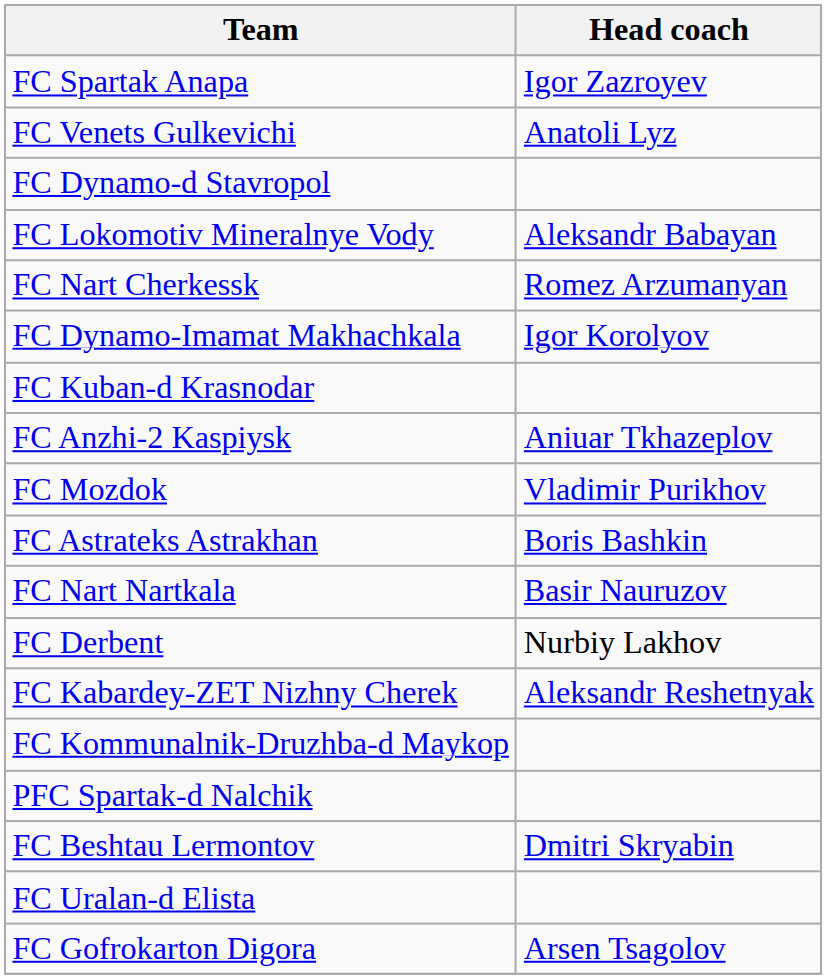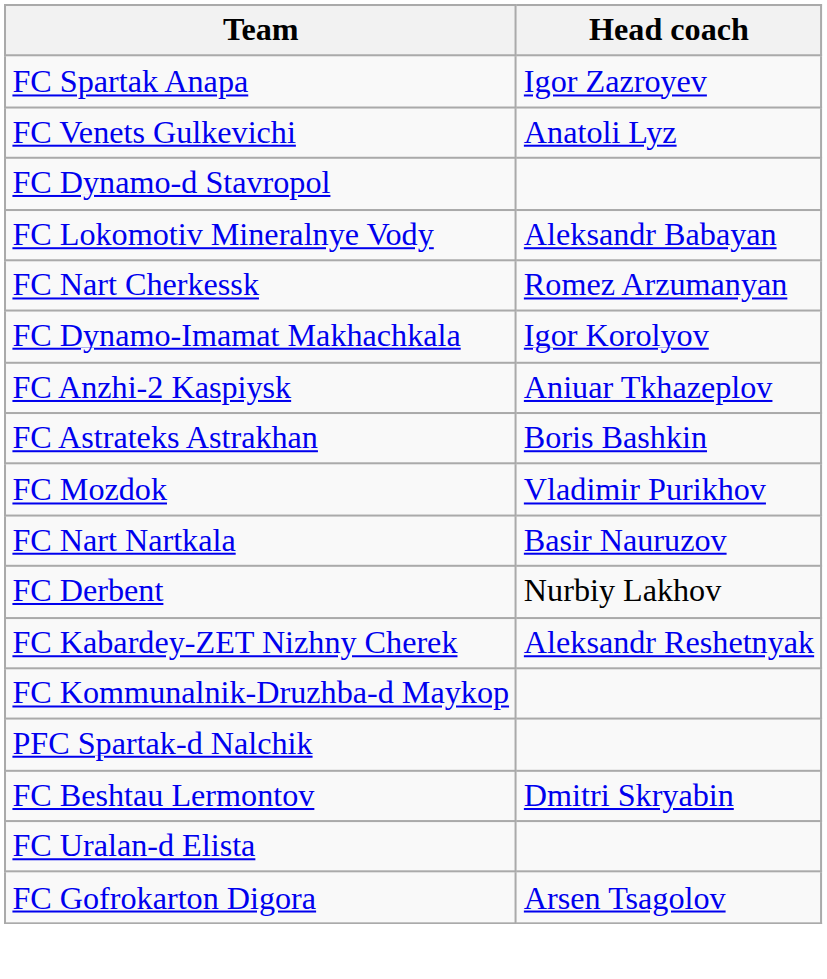- row: (163, 387)
rows swapped: (90, 489) <-> (165, 540)
